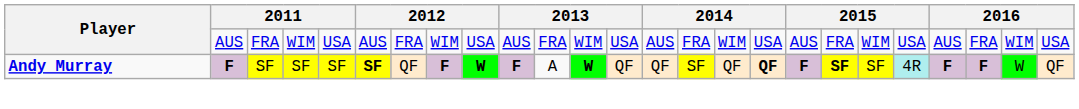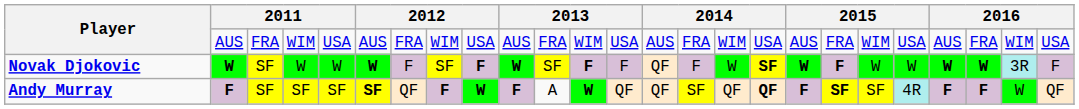+ row: (74, 67)
